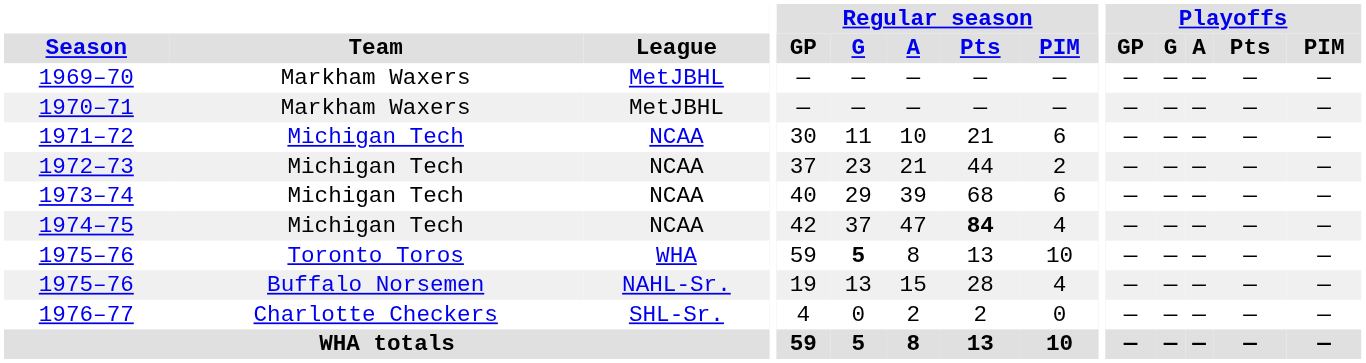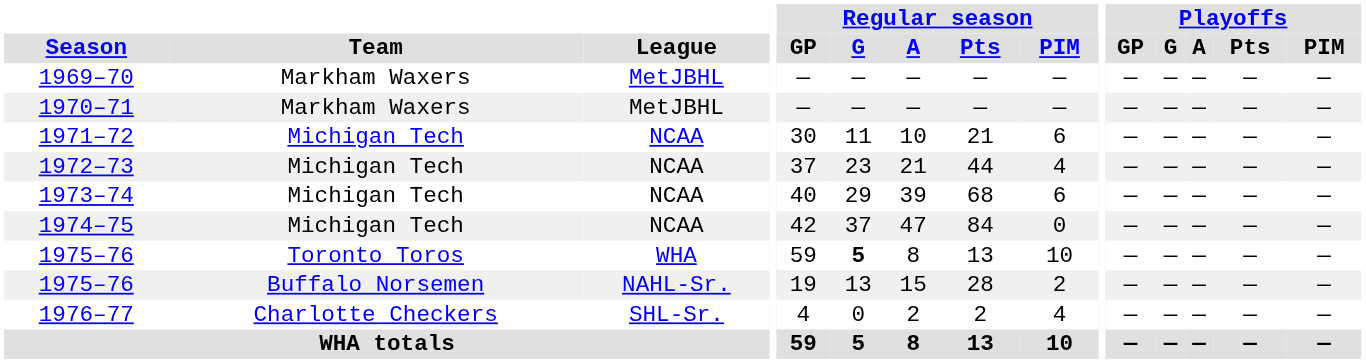(1060, 167) 2 -> (1060, 167) 4
(980, 226) bold -> (980, 226) normal
(1060, 226) 4 -> (1060, 226) 0
(1060, 285) 4 -> (1060, 285) 2
(1060, 315) 0 -> (1060, 315) 4
